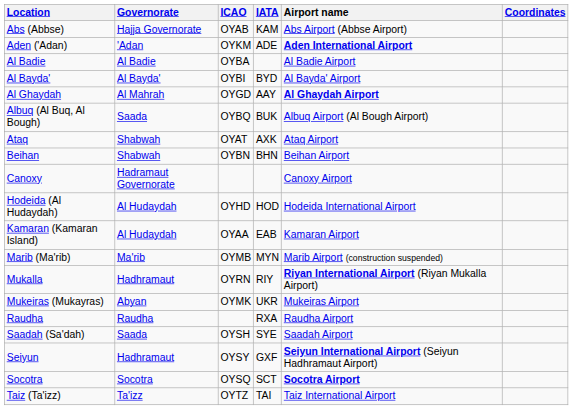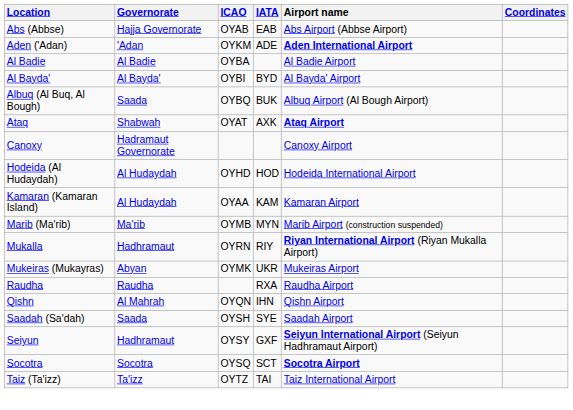(267, 29) KAM -> (266, 29) EAB
- row: (34, 95)
(311, 139) normal -> (314, 123) bold
- row: (23, 156)
(266, 235) EAB -> (267, 202) KAM
+ row: (20, 302)
